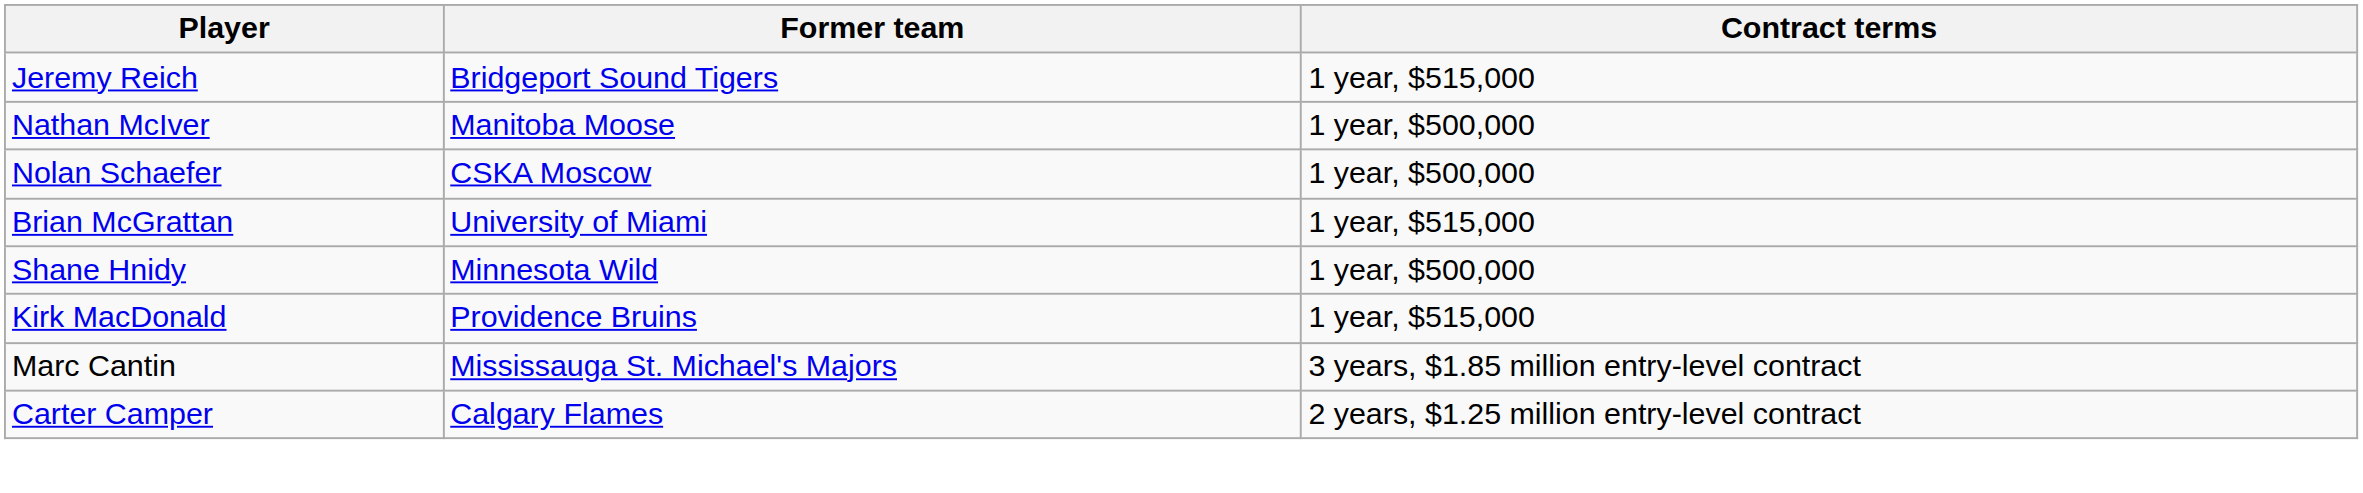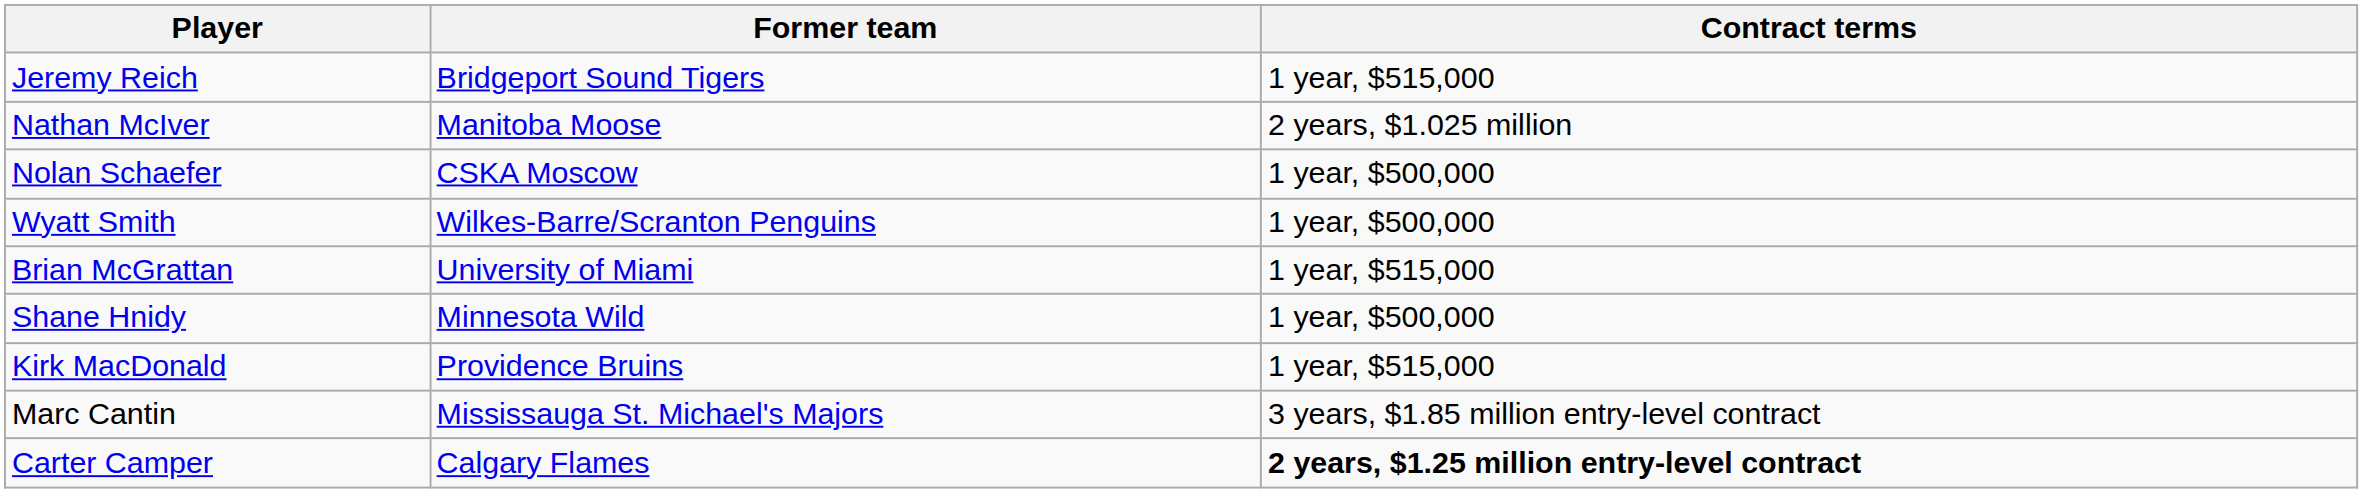(1422, 125) 1 year, $500,000 -> (1420, 125) 2 years, $1.025 million
+ row: (94, 221)
(1585, 414) normal -> (1565, 462) bold
